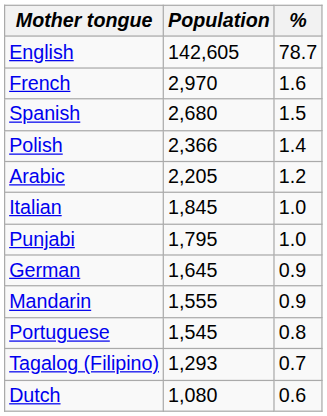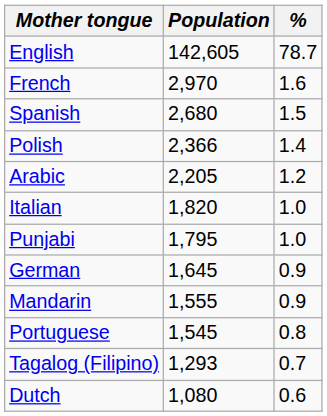(193, 208) 1,845 -> (193, 208) 1,820
